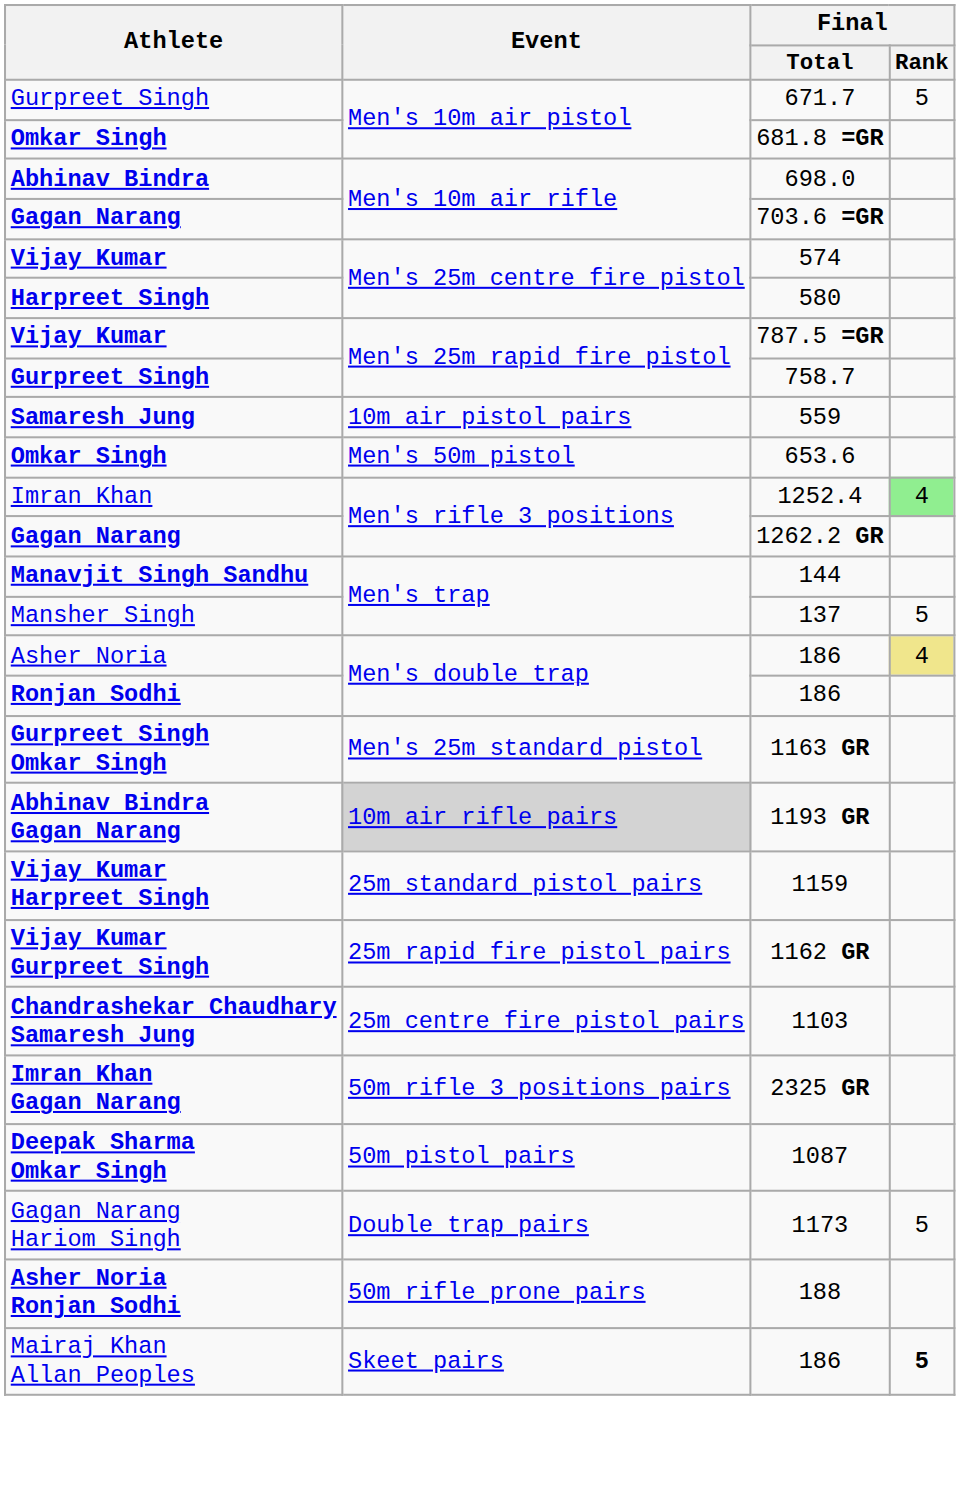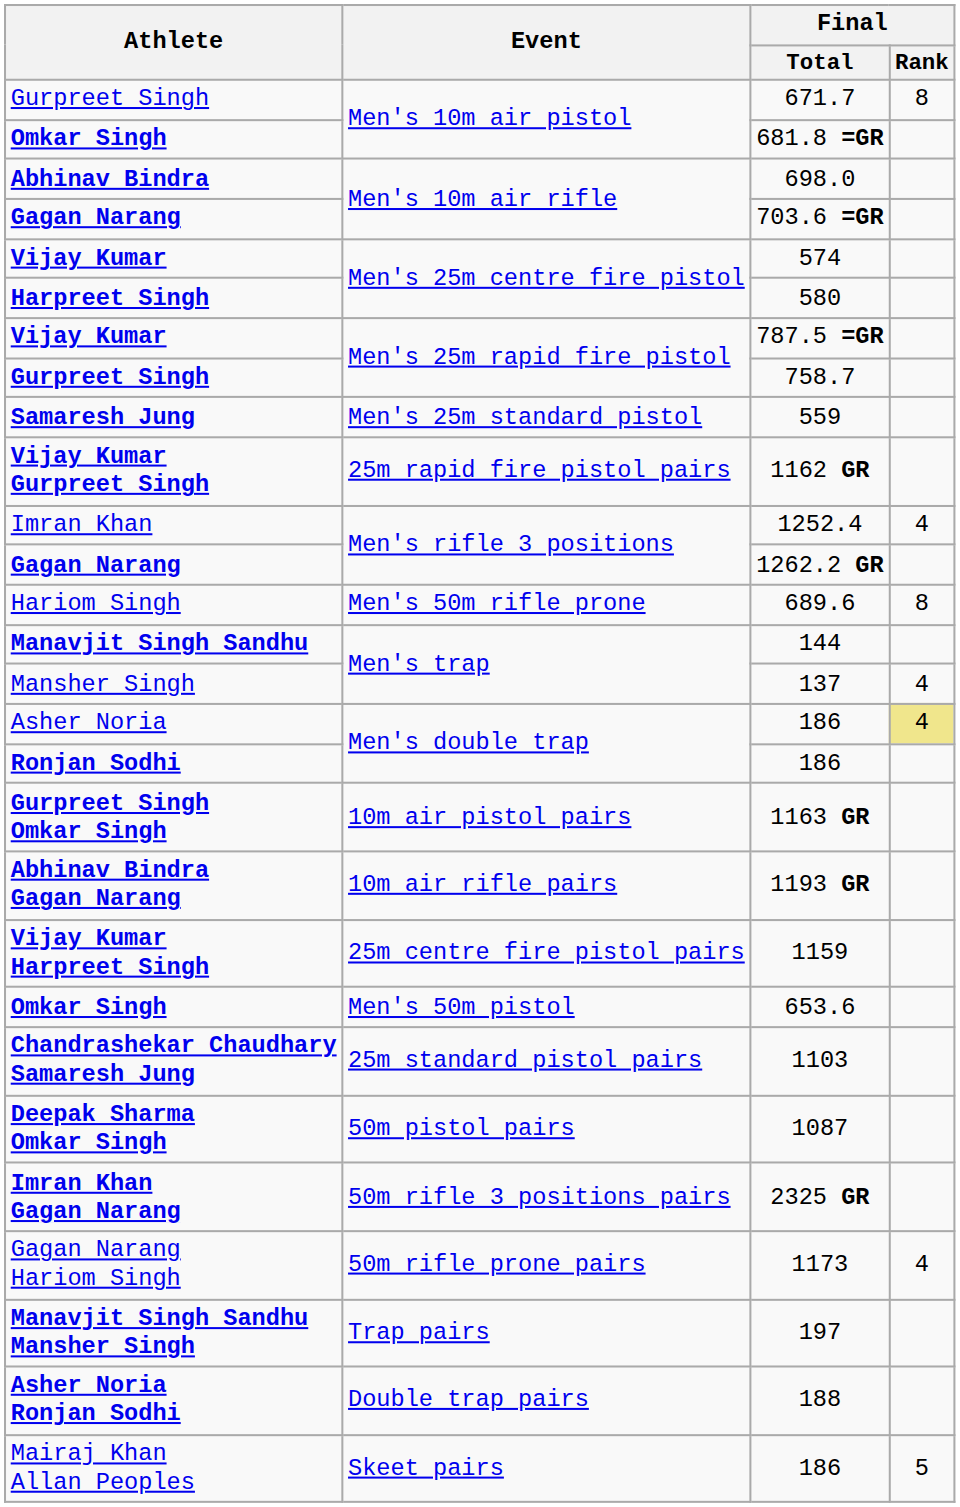(922, 99) 5 -> (922, 99) 8
(490, 417) 10m air pistol pairs -> (525, 417) Men's 25m standard pistol
rows swapped: (89, 457) <-> (110, 953)
(922, 497) lightgreen background -> (922, 525) no background
+ row: (96, 604)
(922, 616) 5 -> (922, 684) 4
(525, 749) Men's 25m standard pistol -> (490, 817) 10m air pistol pairs
(483, 817) lightgrey background -> (483, 885) no background
(525, 885) 25m standard pistol pairs -> (546, 953) 25m centre fire pistol pairs
(546, 1021) 25m centre fire pistol pairs -> (525, 1061) 25m standard pistol pairs
rows swapped: (103, 1157) <-> (96, 1089)
(468, 1225) Double trap pairs -> (497, 1265) 50m rifle prone pairs
(922, 1225) 5 -> (922, 1265) 4
+ row: (159, 1333)
(497, 1293) 50m rifle prone pairs -> (468, 1400) Double trap pairs
(922, 1361) bold -> (922, 1468) normal
